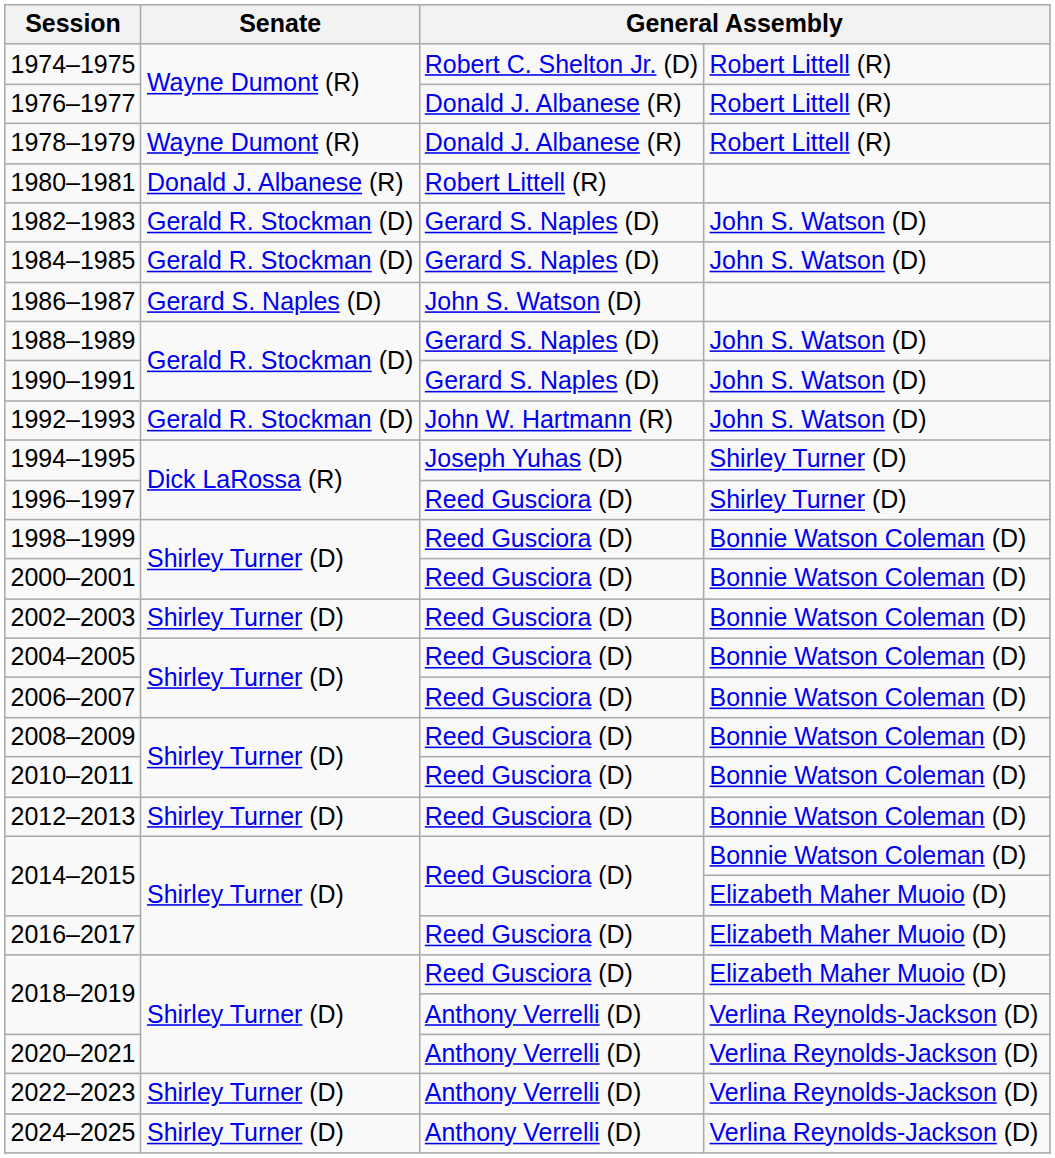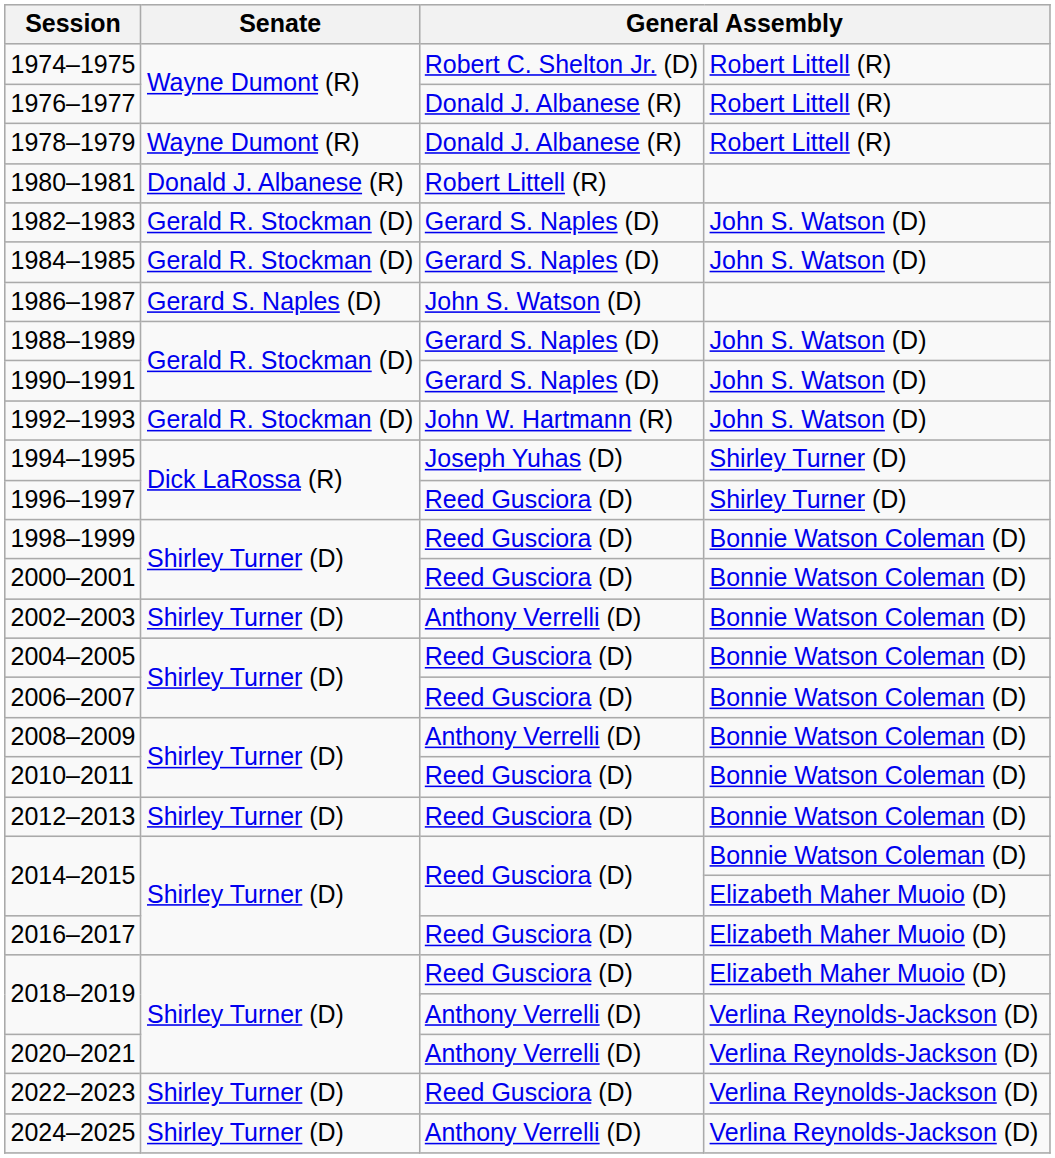(529, 618) Reed Gusciora (D) -> (533, 618) Anthony Verrelli (D)
(529, 736) Reed Gusciora (D) -> (533, 736) Anthony Verrelli (D)
(533, 1093) Anthony Verrelli (D) -> (529, 1093) Reed Gusciora (D)
